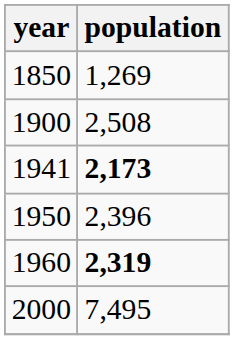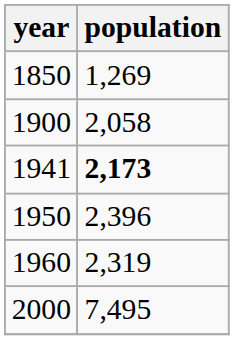(118, 121) 2,508 -> (118, 121) 2,058
(118, 262) bold -> (118, 262) normal
